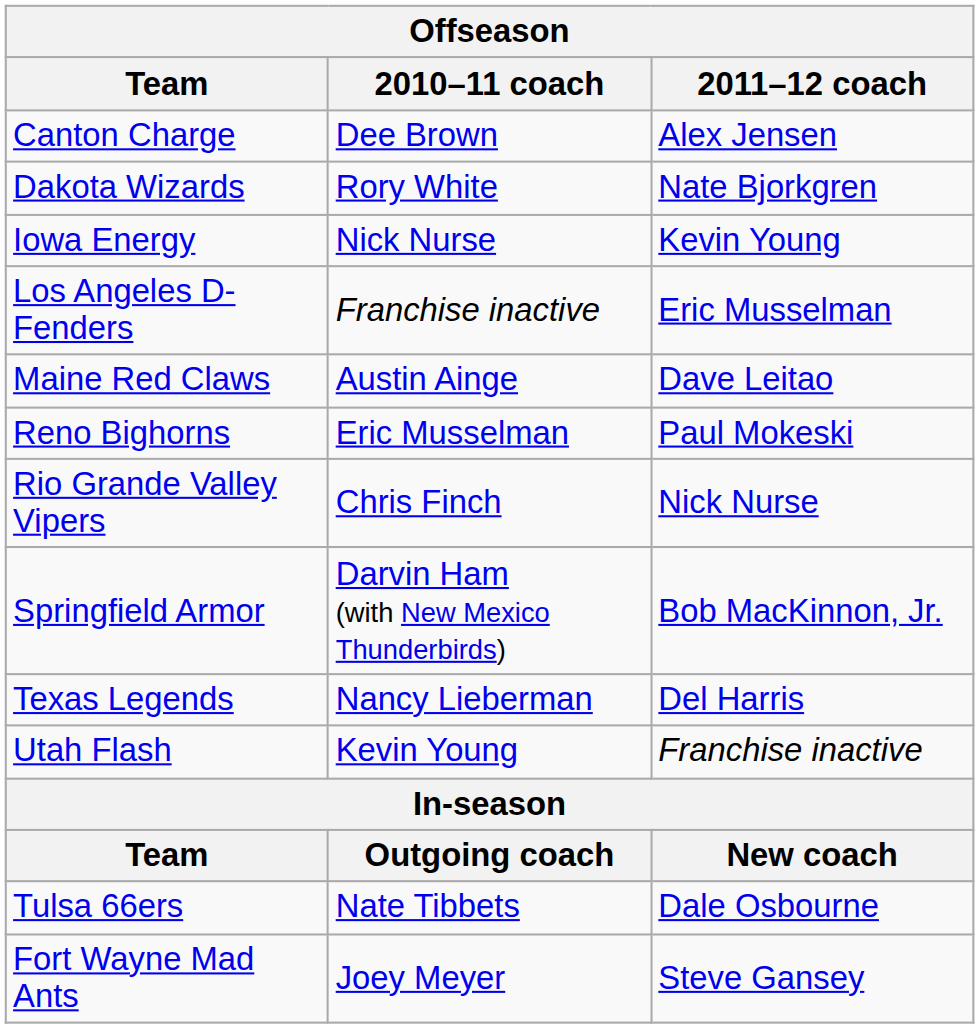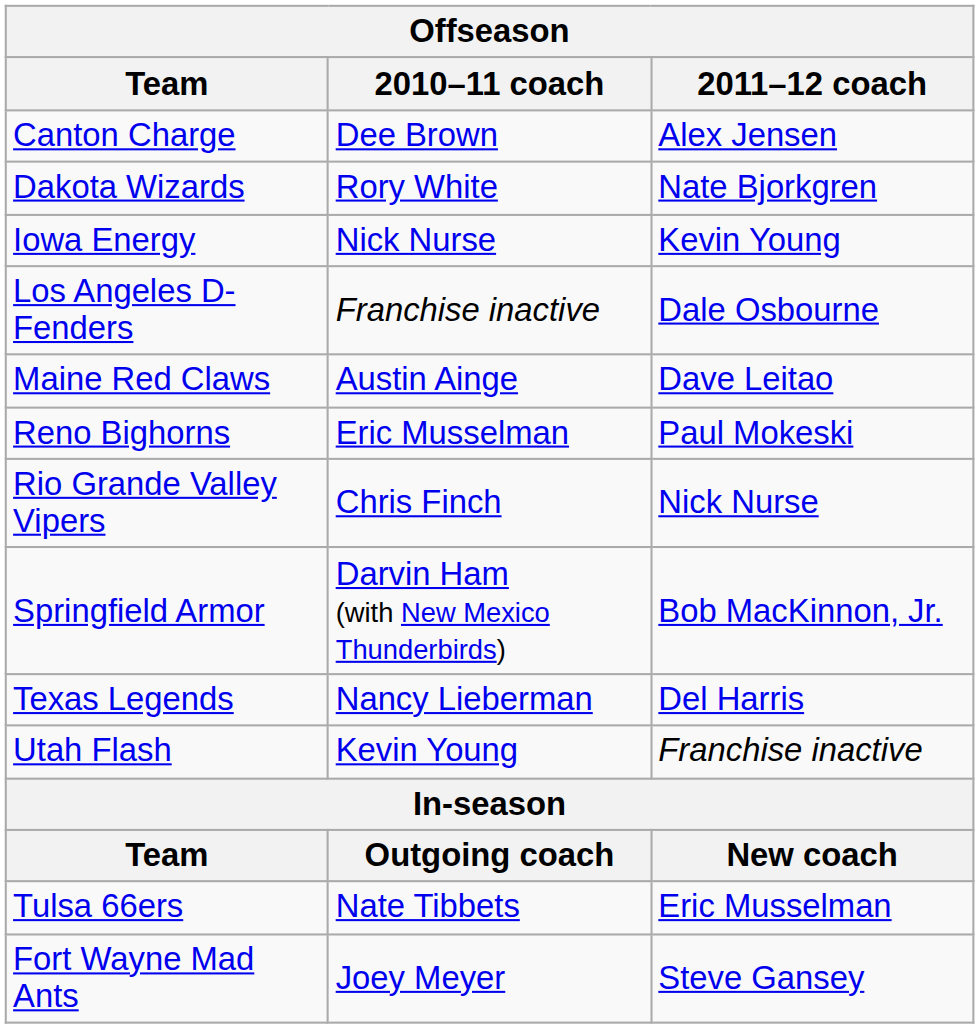(775, 309) Eric Musselman -> (769, 309) Dale Osbourne
(769, 907) Dale Osbourne -> (775, 907) Eric Musselman
